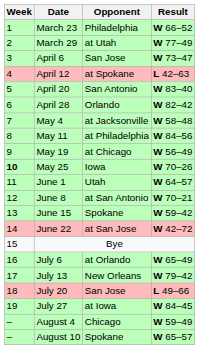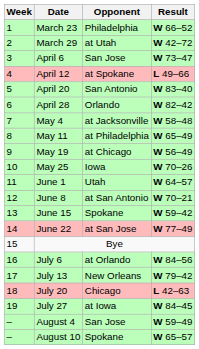(173, 43) W 77–49 -> (173, 43) W 42–72
(171, 74) L 42–63 -> (171, 74) L 49–66
(173, 136) W 84–56 -> (173, 136) W 65–49
(12, 167) bold -> (12, 167) normal
(173, 228) W 42–72 -> (173, 228) W 77–49
(173, 259) W 65–49 -> (173, 259) W 84–56
(105, 290) San Jose -> (103, 290) Chicago
(171, 290) L 49–66 -> (171, 290) L 42–63
(103, 321) Chicago -> (105, 321) San Jose
